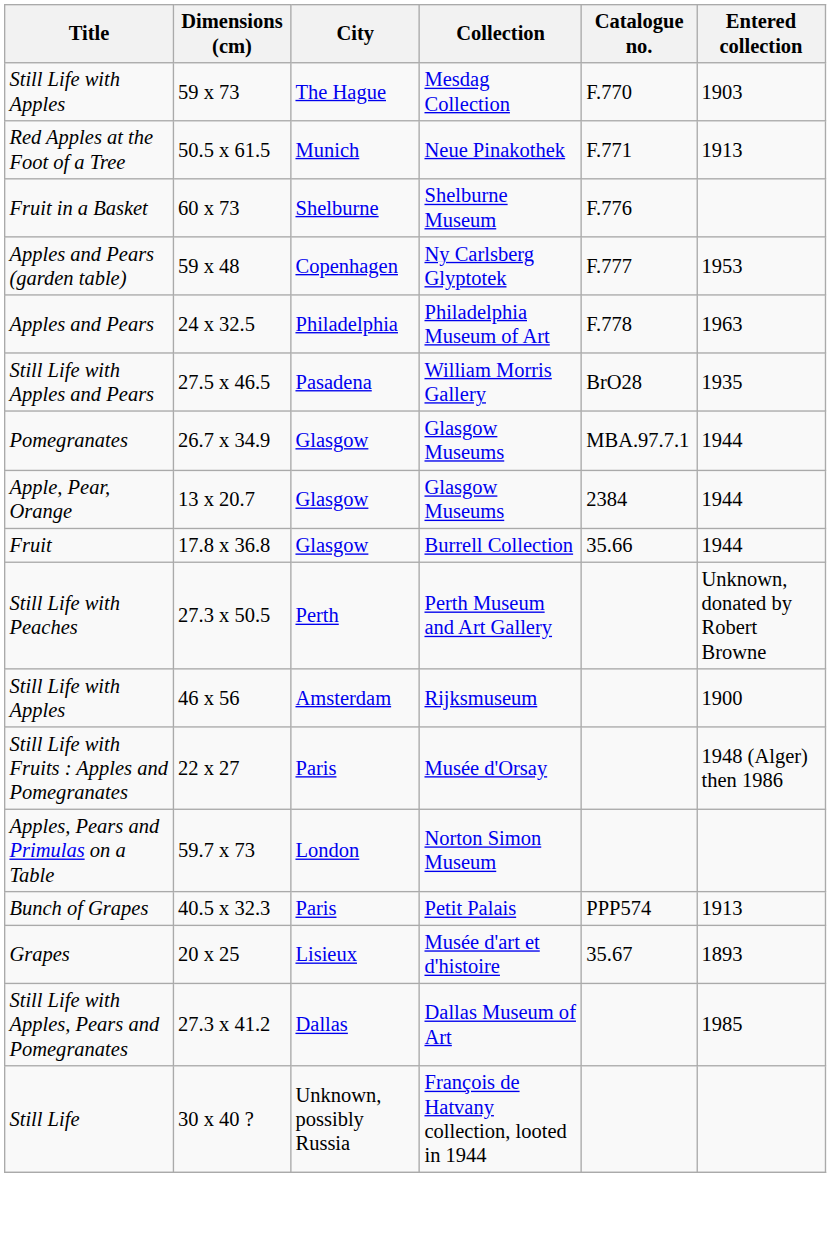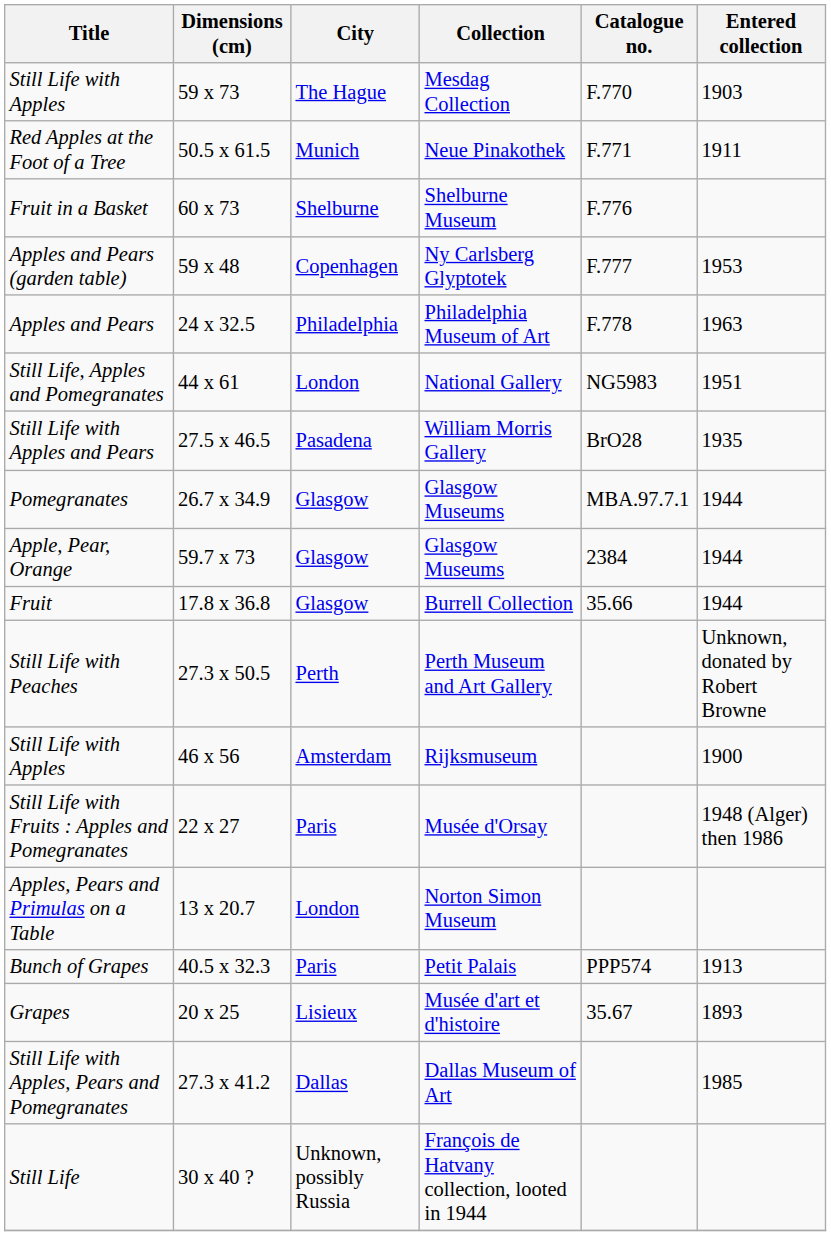(722, 150) 1913 -> (722, 150) 1911
+ row: (87, 382)
(216, 498) 13 x 20.7 -> (216, 556) 59.7 x 73
(216, 850) 59.7 x 73 -> (216, 908) 13 x 20.7
